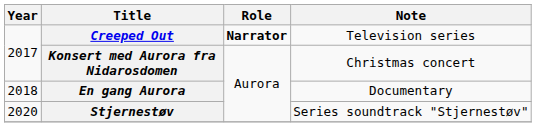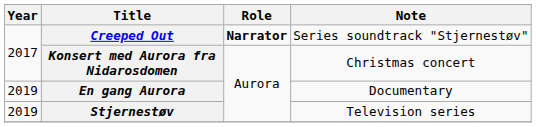(411, 35) Television series -> (411, 35) Series soundtrack "Stjernestøv"
(23, 91) 2018 -> (23, 91) 2019
(23, 112) 2020 -> (23, 112) 2019
(411, 112) Series soundtrack "Stjernestøv" -> (411, 112) Television series
